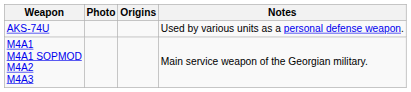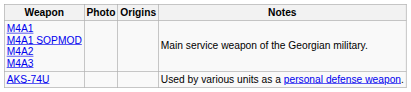rows swapped: (28, 28) <-> (44, 62)
